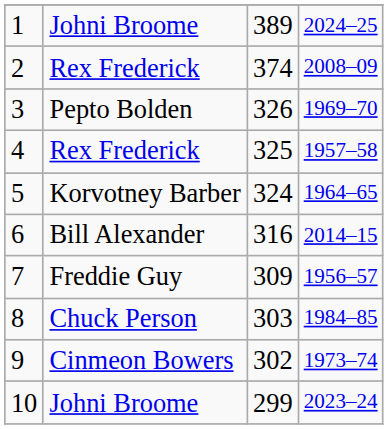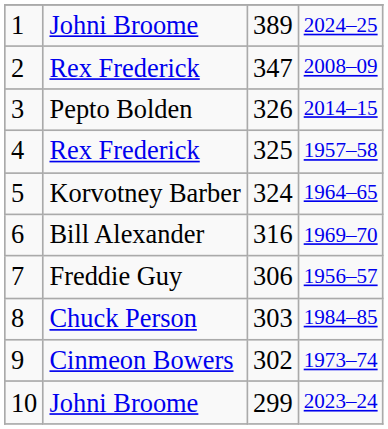(273, 67) 374 -> (273, 67) 347
(341, 109) 1969–70 -> (341, 109) 2014–15
(341, 234) 2014–15 -> (341, 234) 1969–70
(273, 276) 309 -> (273, 276) 306
